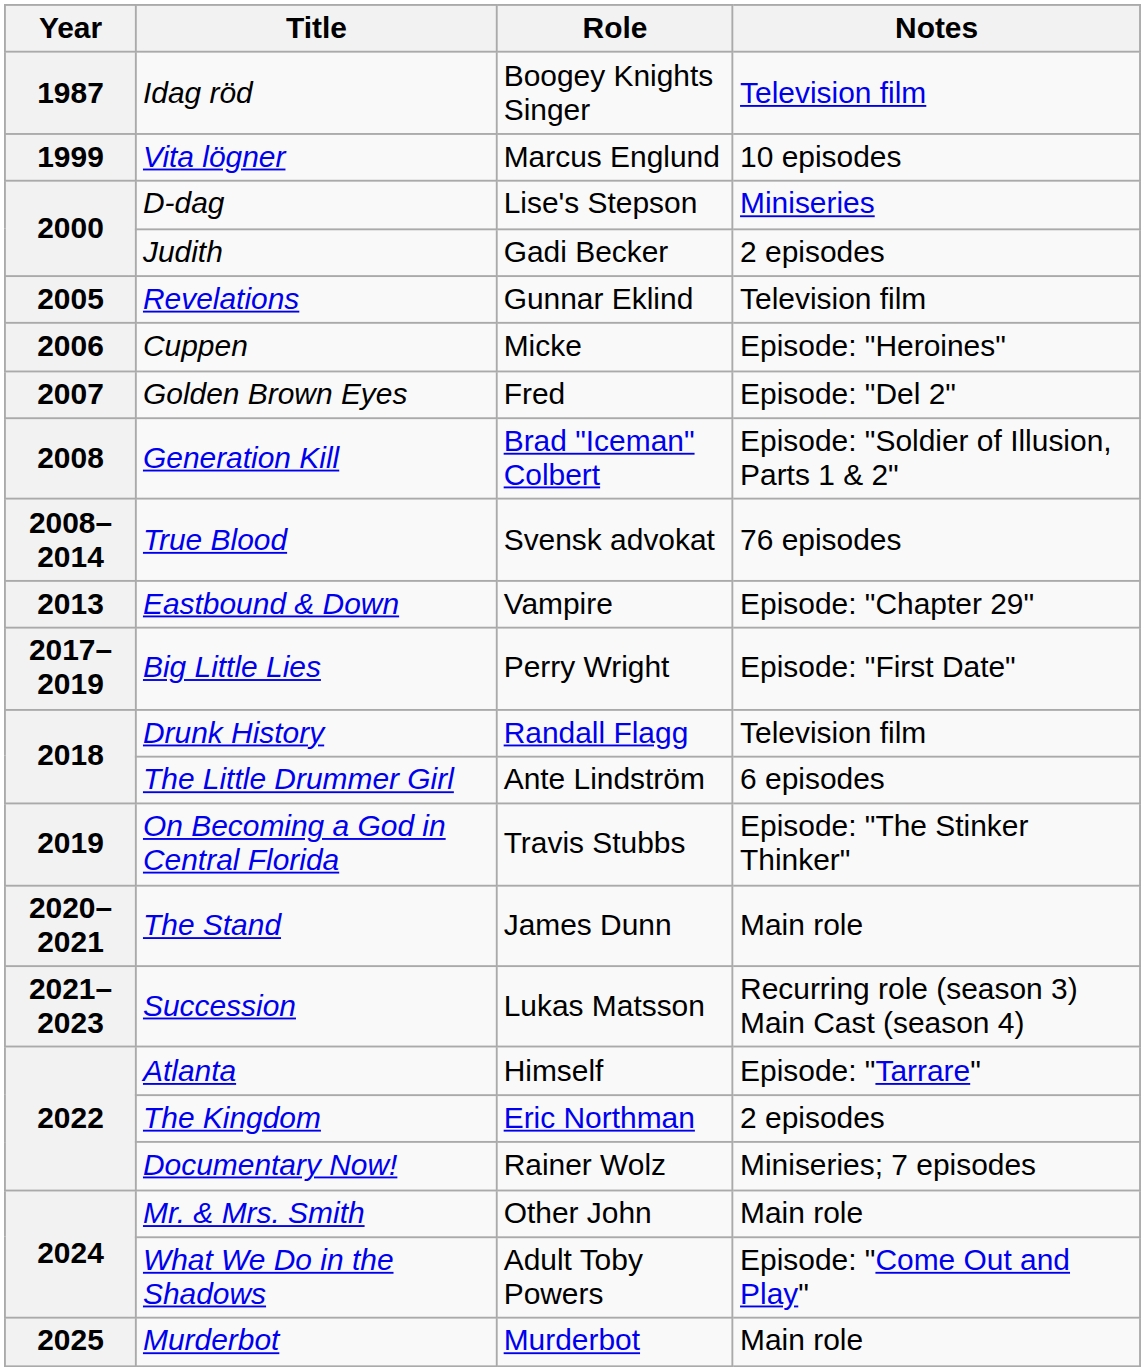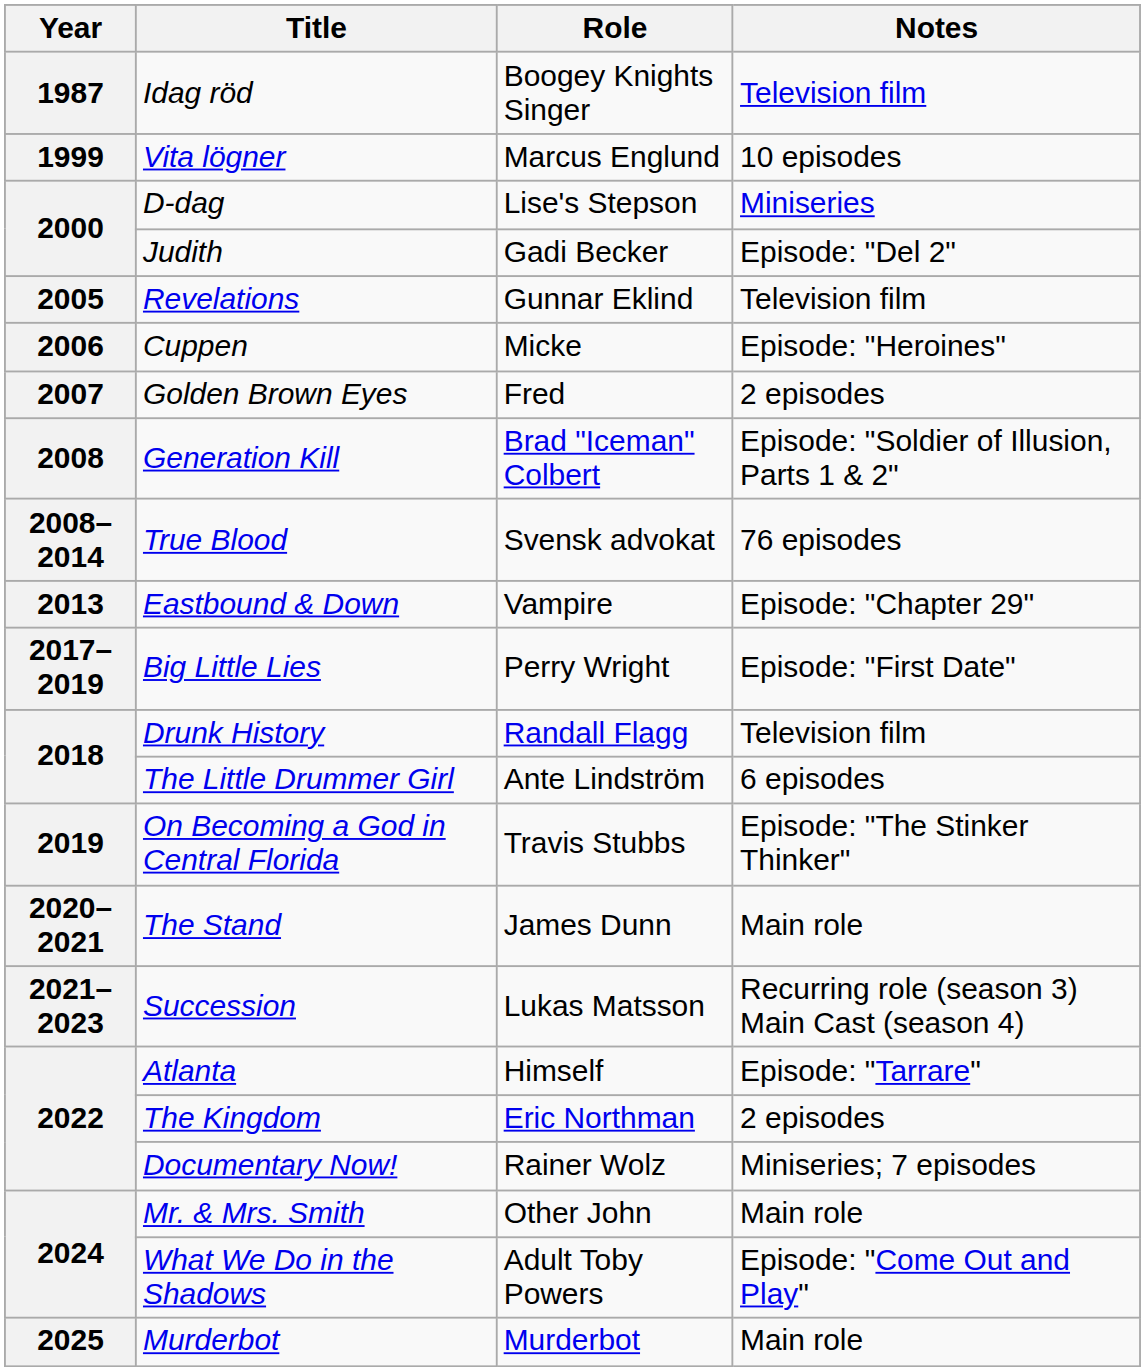(812, 251) 2 episodes -> (848, 251) Episode: "Del 2"
(848, 394) Episode: "Del 2" -> (812, 394) 2 episodes
